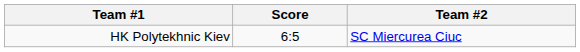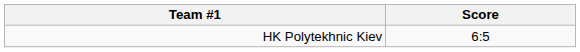- column: (461, 15)
